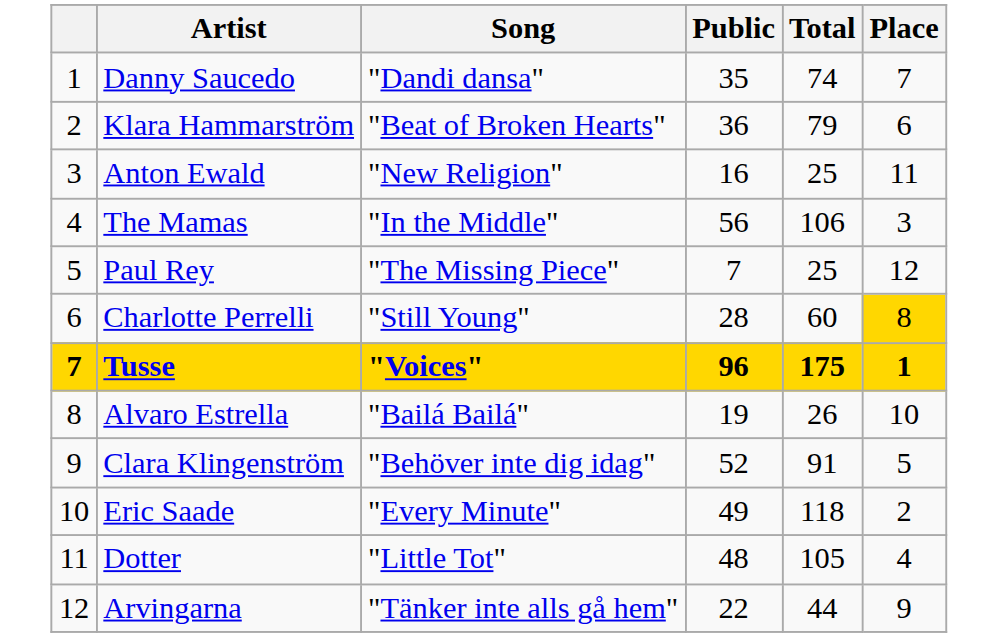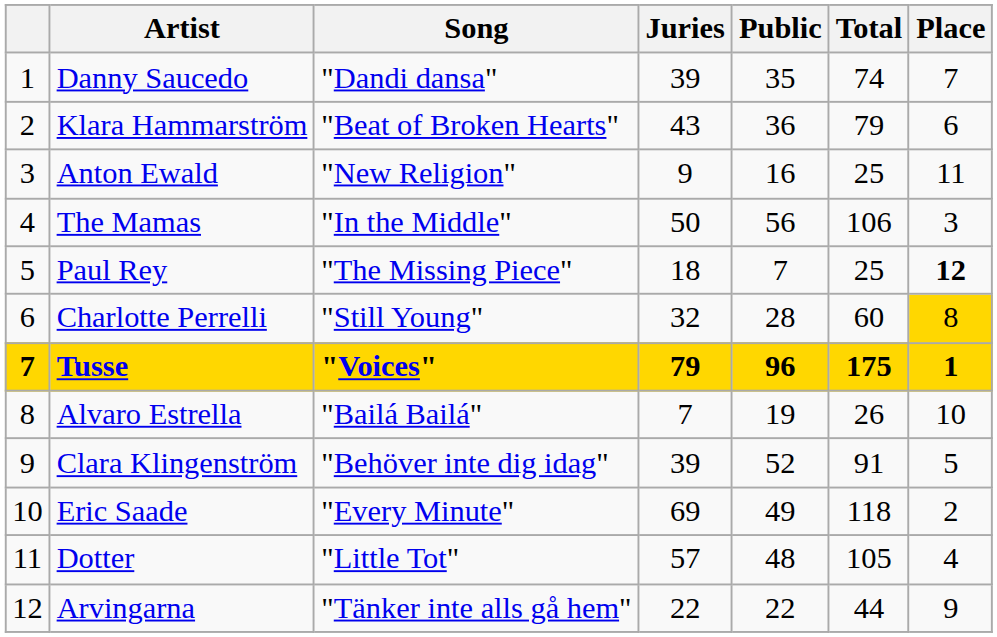+ column: (685, 28)
(904, 269) normal -> (951, 269) bold
